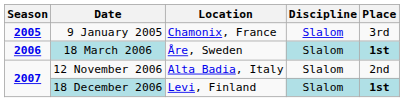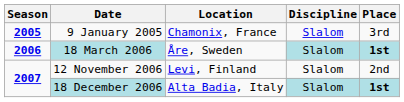(226, 69) Alta Badia, Italy -> (212, 69) Levi, Finland
(212, 87) Levi, Finland -> (226, 87) Alta Badia, Italy
